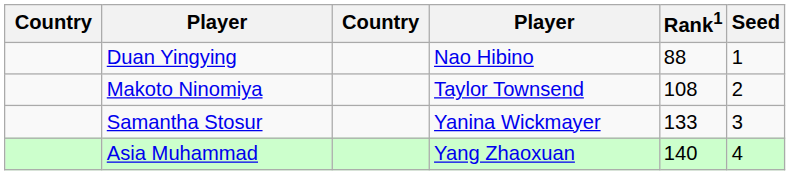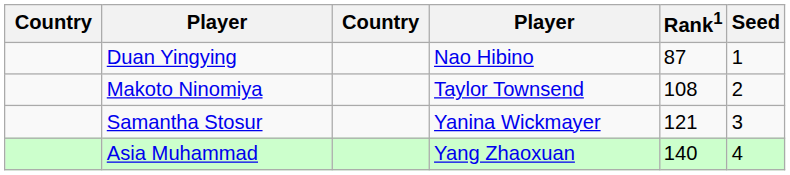(675, 57) 88 -> (675, 57) 87
(681, 121) 133 -> (681, 121) 121
